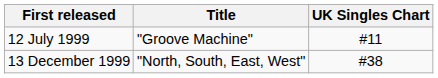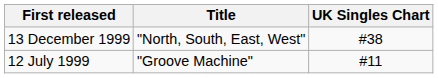rows swapped: (49, 38) <-> (69, 61)
